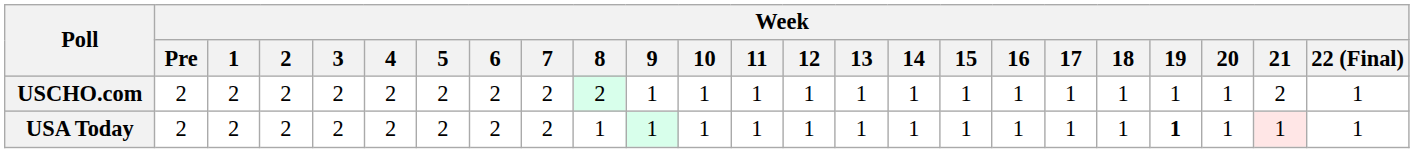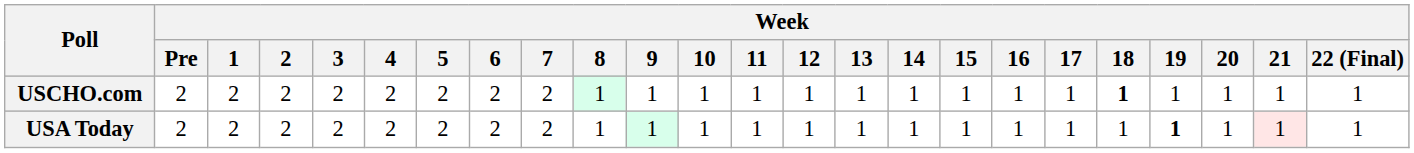(600, 93) 2 -> (600, 93) 1
(1123, 93) normal -> (1123, 93) bold
(1280, 93) 2 -> (1280, 93) 1
